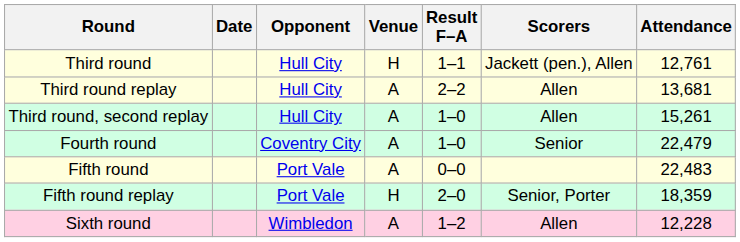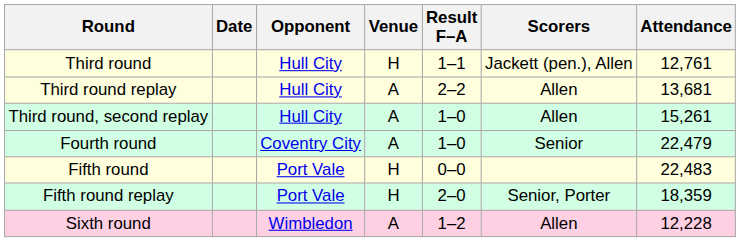(393, 169) A -> (393, 169) H
